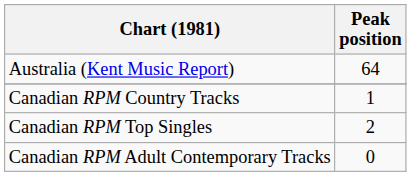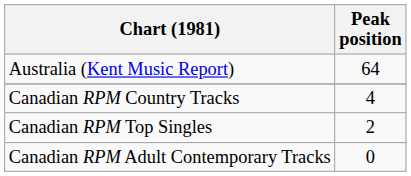(370, 98) 1 -> (370, 98) 4
